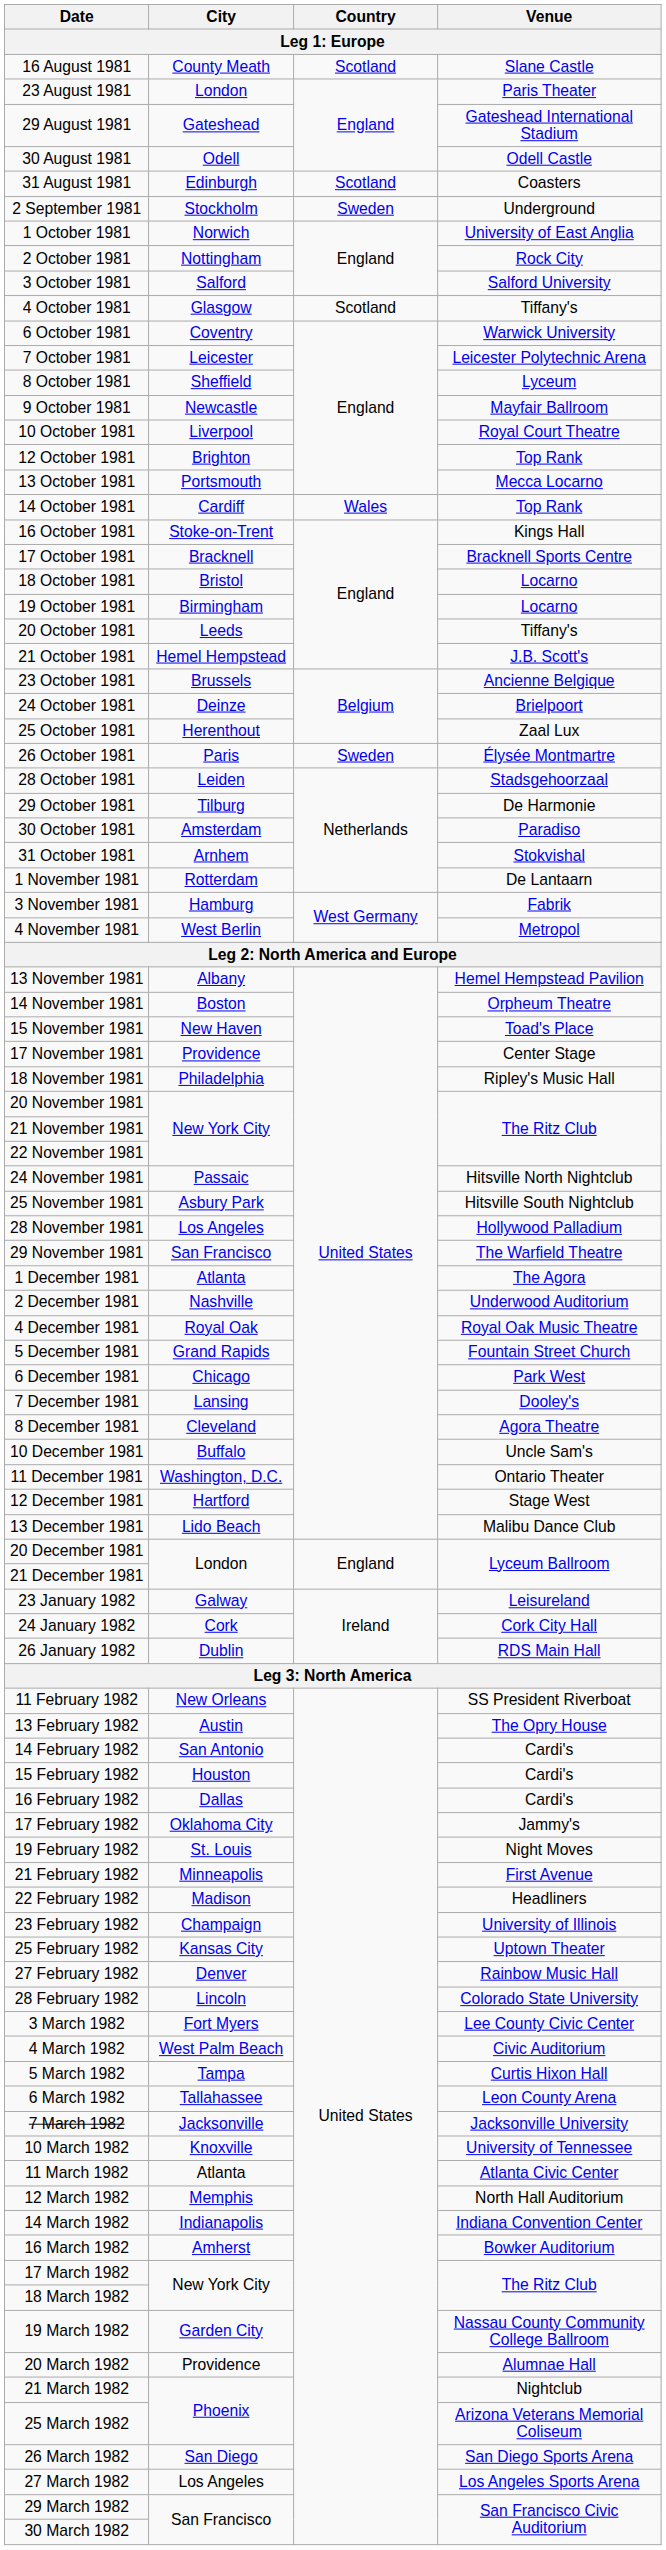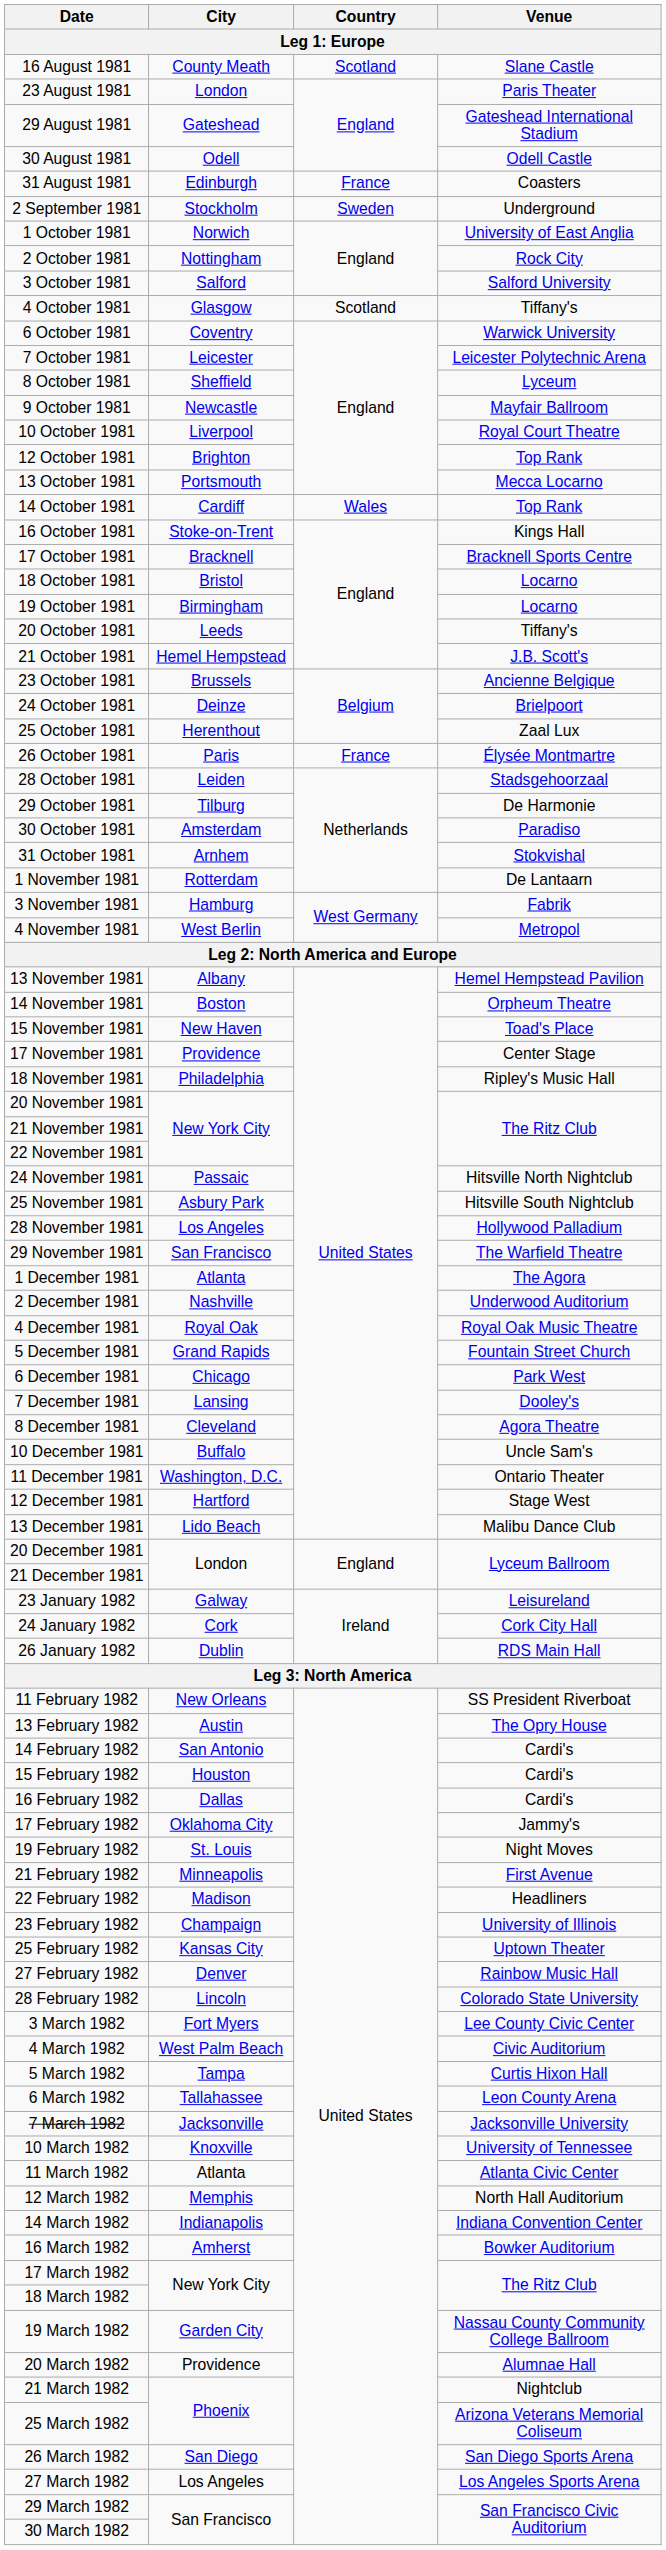(366, 183) Scotland -> (366, 183) France
(366, 755) Sweden -> (366, 755) France
